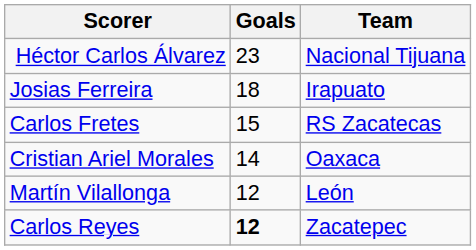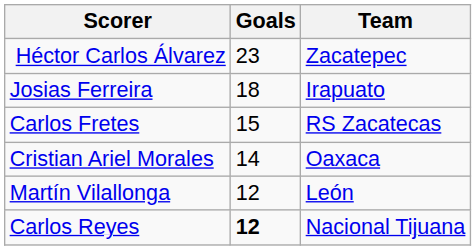(386, 55) Nacional Tijuana -> (356, 55) Zacatepec
(356, 227) Zacatepec -> (386, 227) Nacional Tijuana
